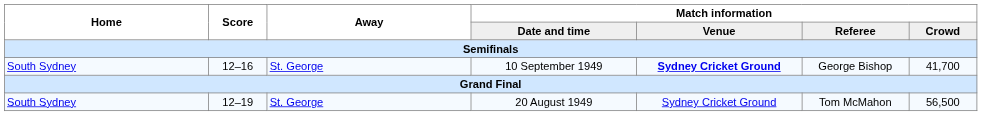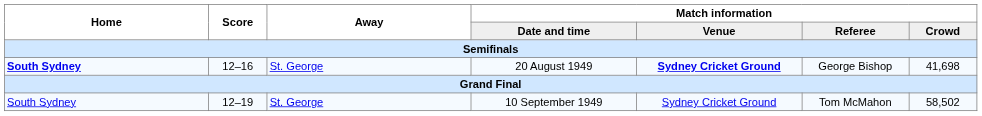(42, 66) normal -> (44, 66) bold
(554, 66) 10 September 1949 -> (554, 66) 20 August 1949
(943, 66) 41,700 -> (943, 66) 41,698
(554, 102) 20 August 1949 -> (554, 102) 10 September 1949
(943, 102) 56,500 -> (943, 102) 58,502
